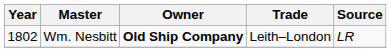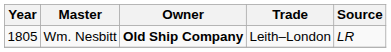(22, 36) 1802 -> (22, 36) 1805
